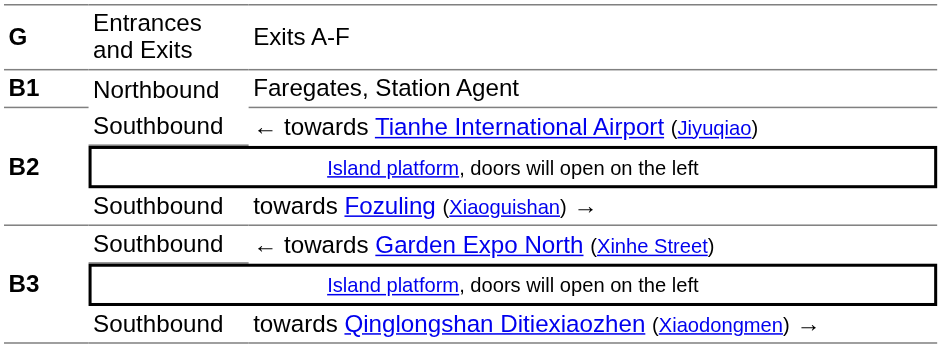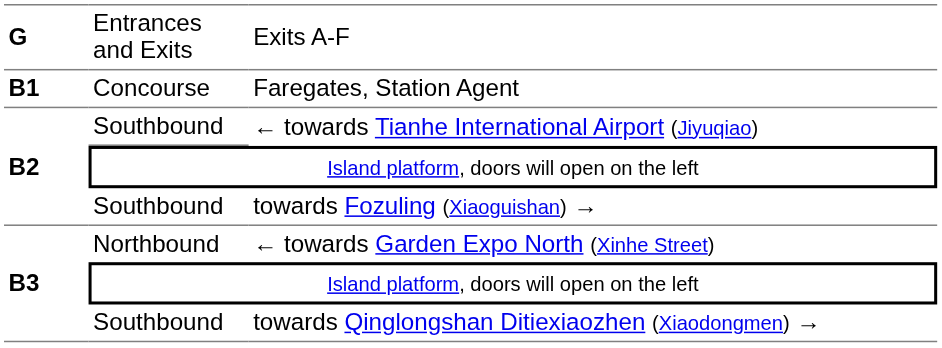(156, 89) Northbound -> (152, 88) Concourse
(158, 243) Southbound -> (156, 243) Northbound
